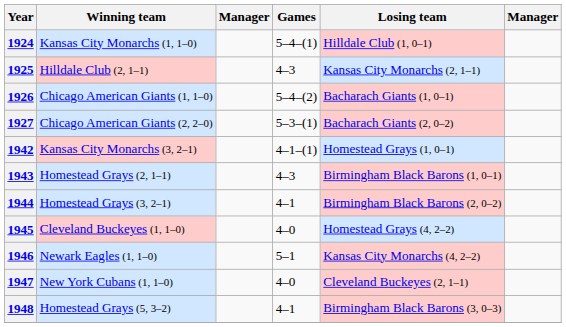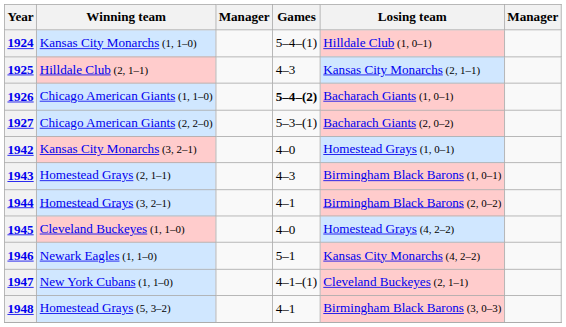(296, 96) normal -> (296, 96) bold
(296, 149) 4–1–(1) -> (286, 149) 4–0
(286, 282) 4–0 -> (296, 282) 4–1–(1)
